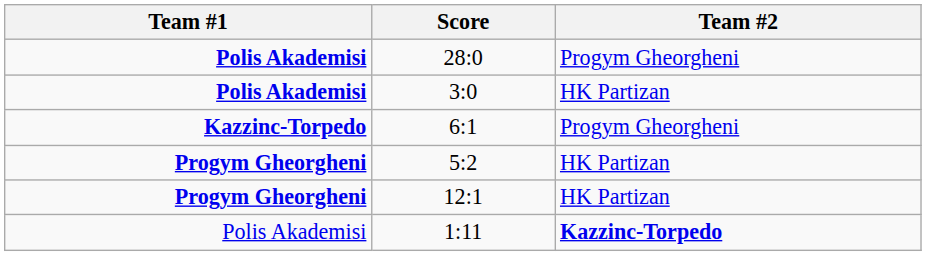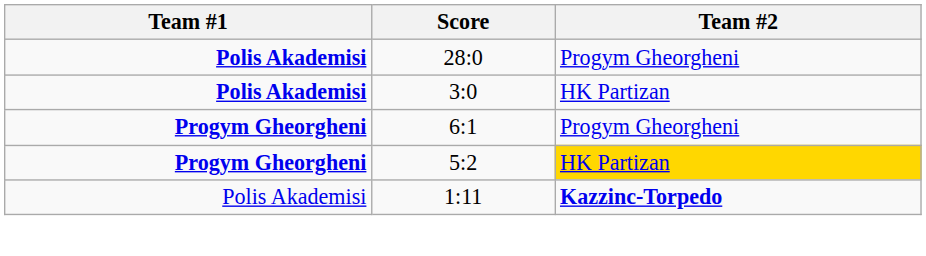(285, 127) Kazzinc-Torpedo -> (271, 127) Progym Gheorgheni
(615, 162) no background -> (615, 162) gold background
- row: (463, 197)
